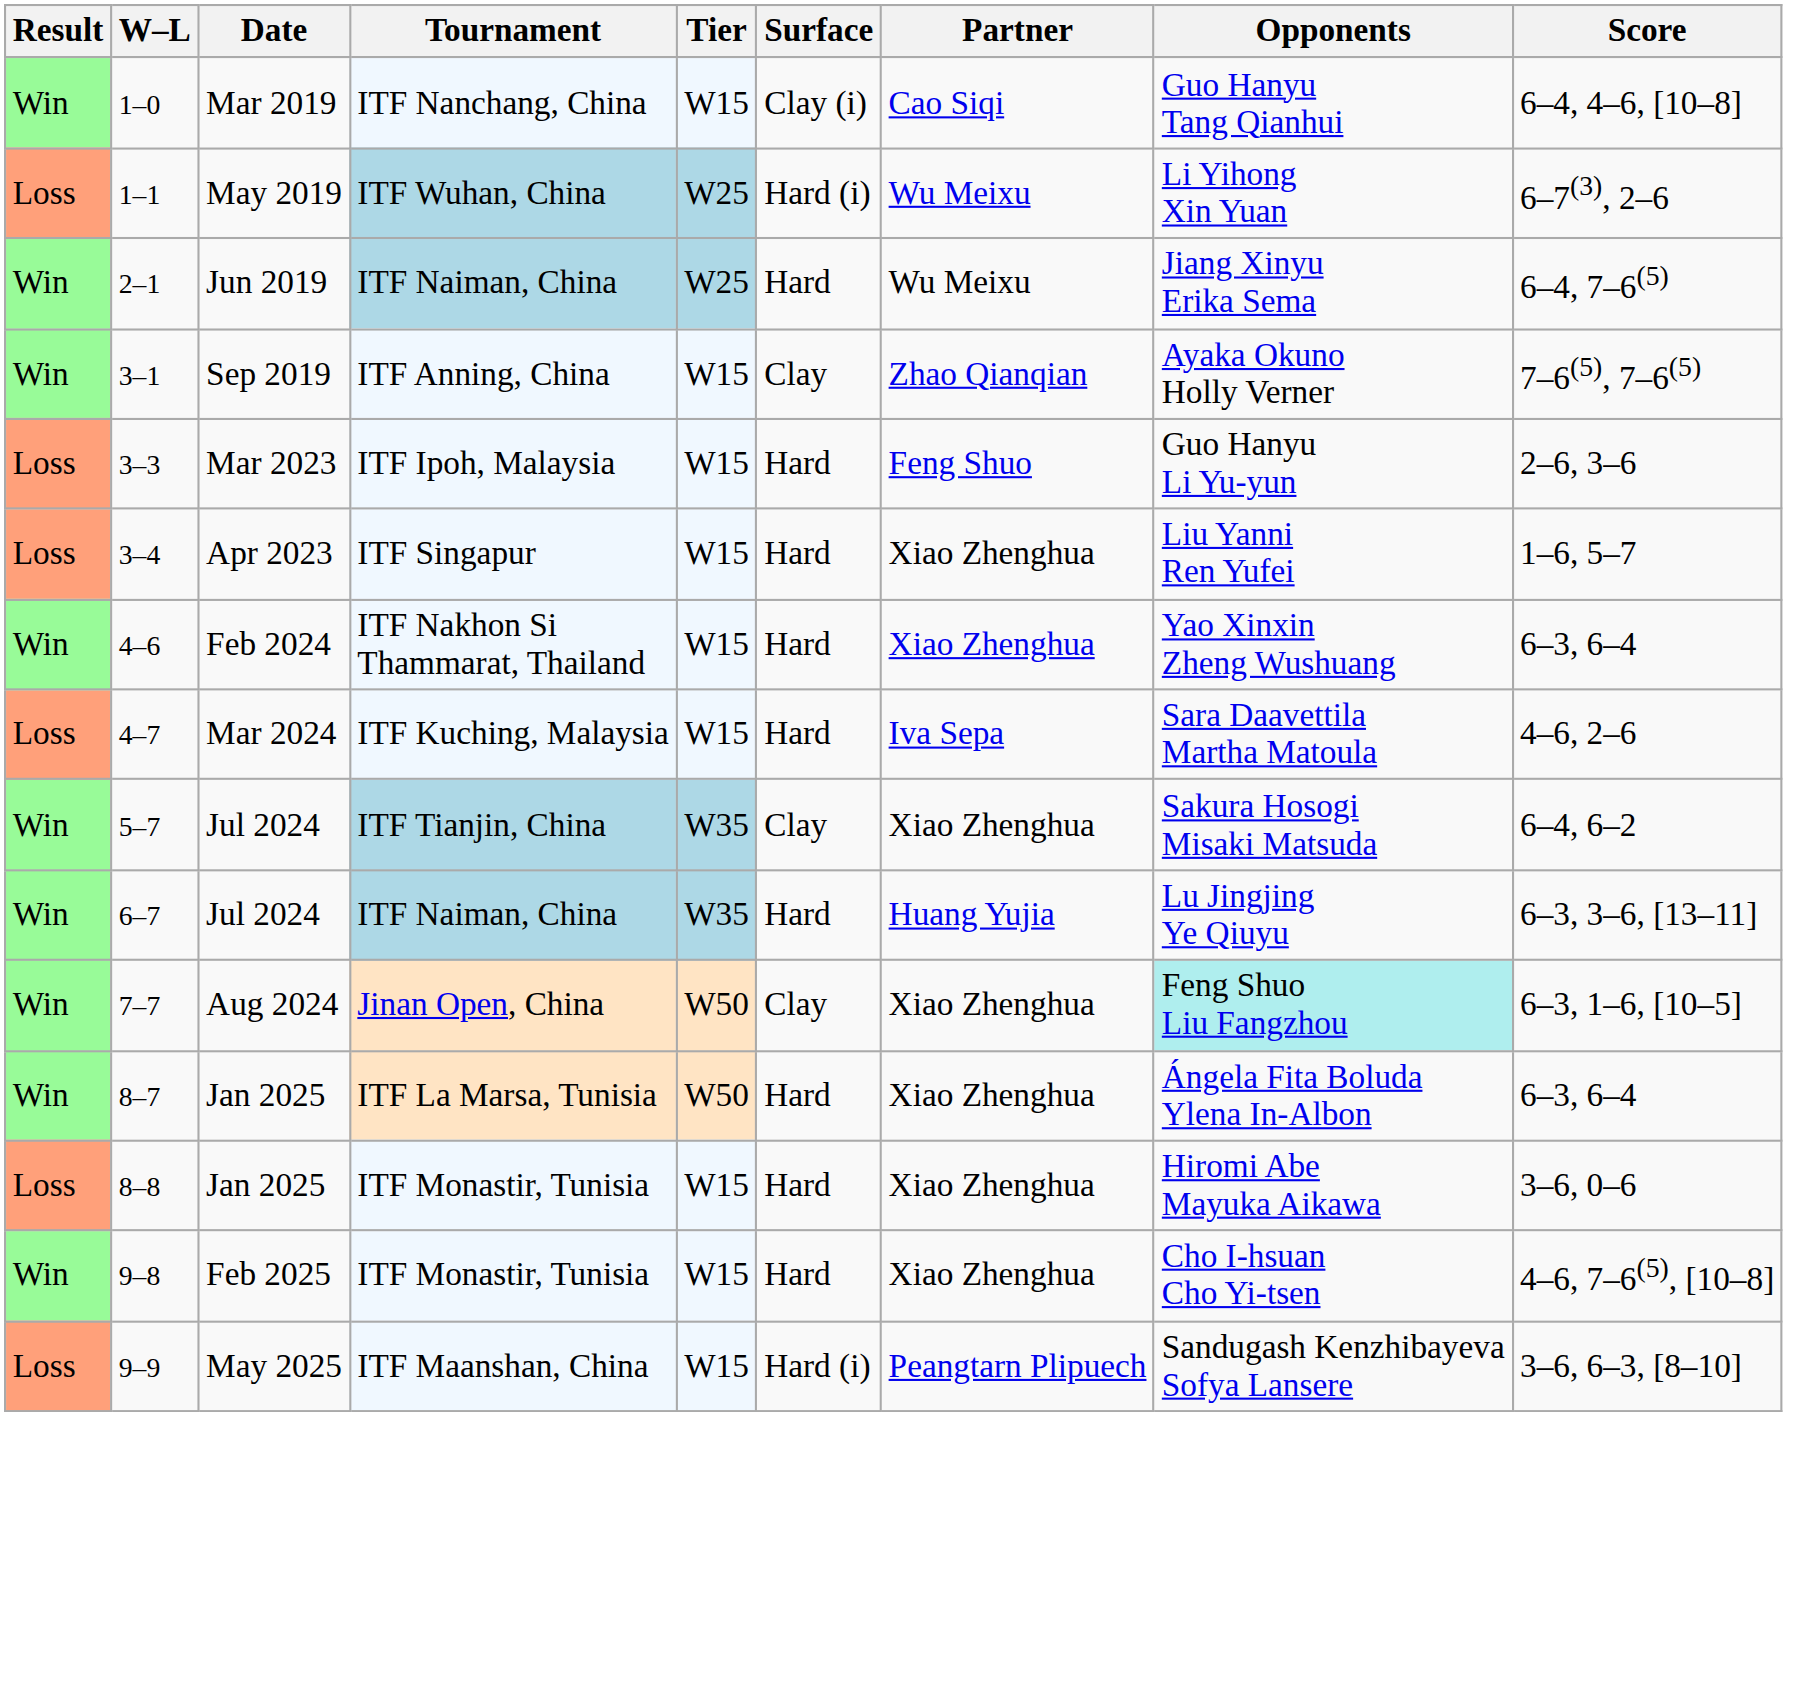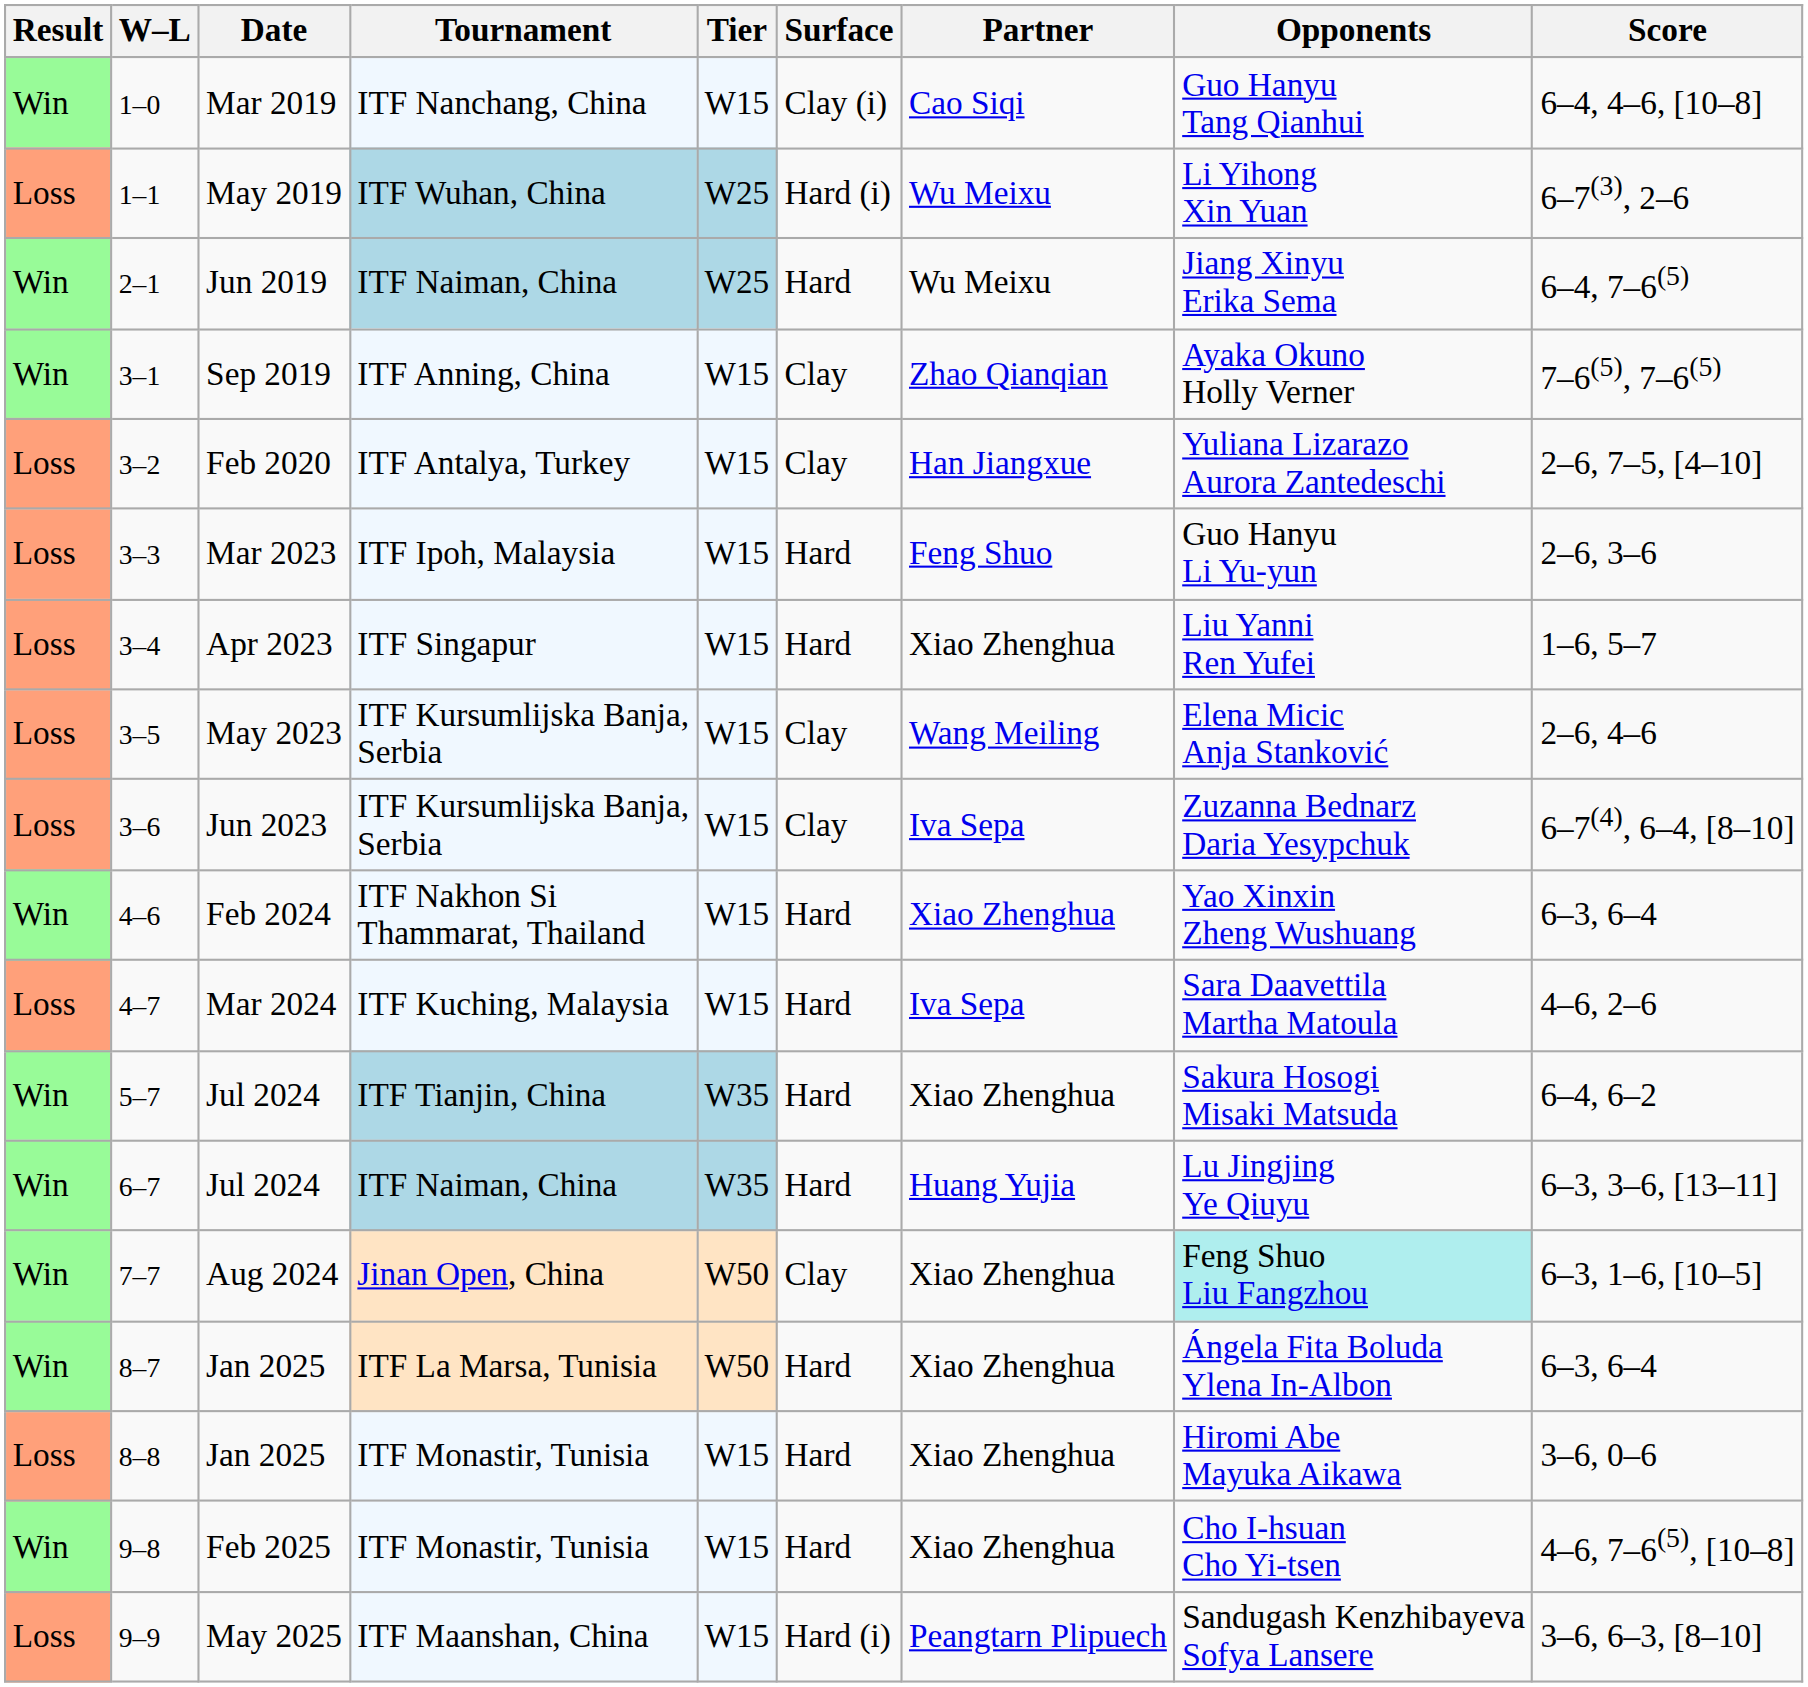+ row: (139, 465)
+ row: (139, 736)
+ row: (139, 826)
(796, 824) Clay -> (818, 1094) Hard
